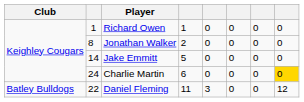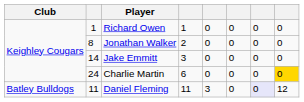(184, 58) 5 -> (184, 58) 3
(94, 89) 22 -> (94, 89) 11
(256, 89) no background -> (256, 89) lavender background
